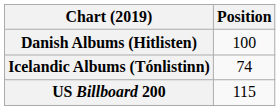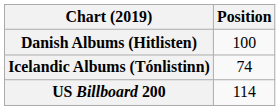(244, 92) 115 -> (244, 92) 114
